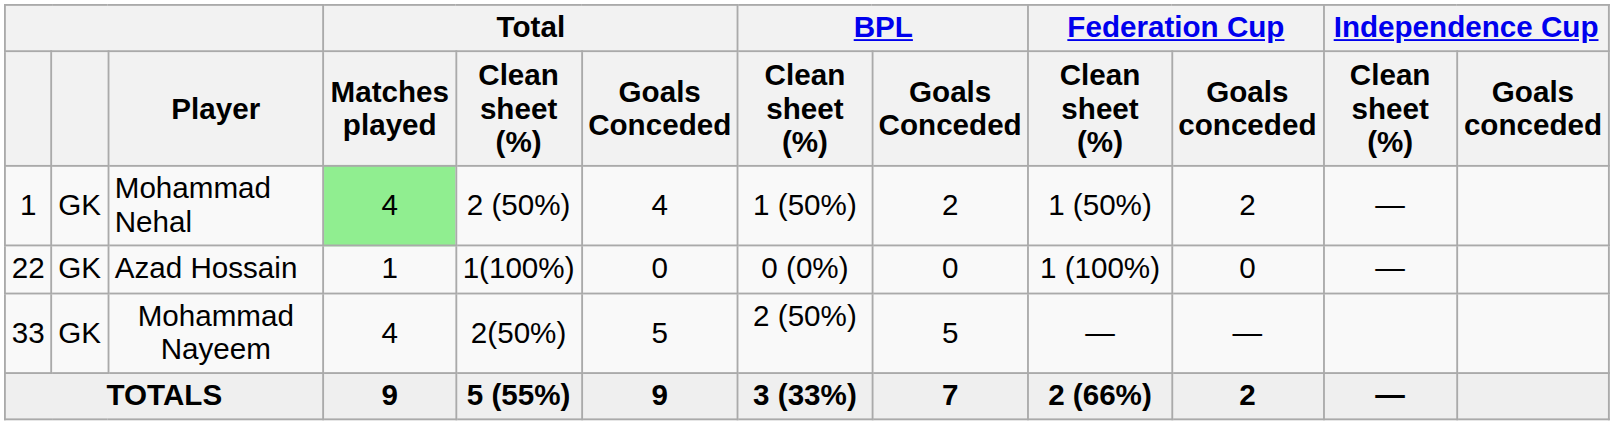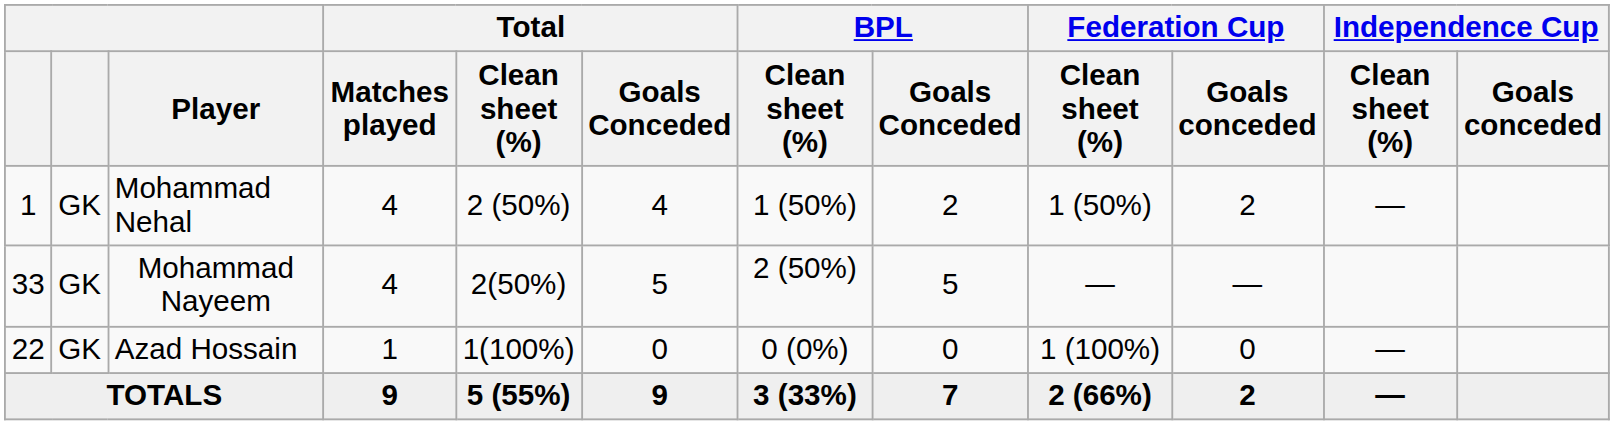(390, 205) lightgreen background -> (390, 205) no background
rows swapped: (206, 268) <-> (216, 332)
